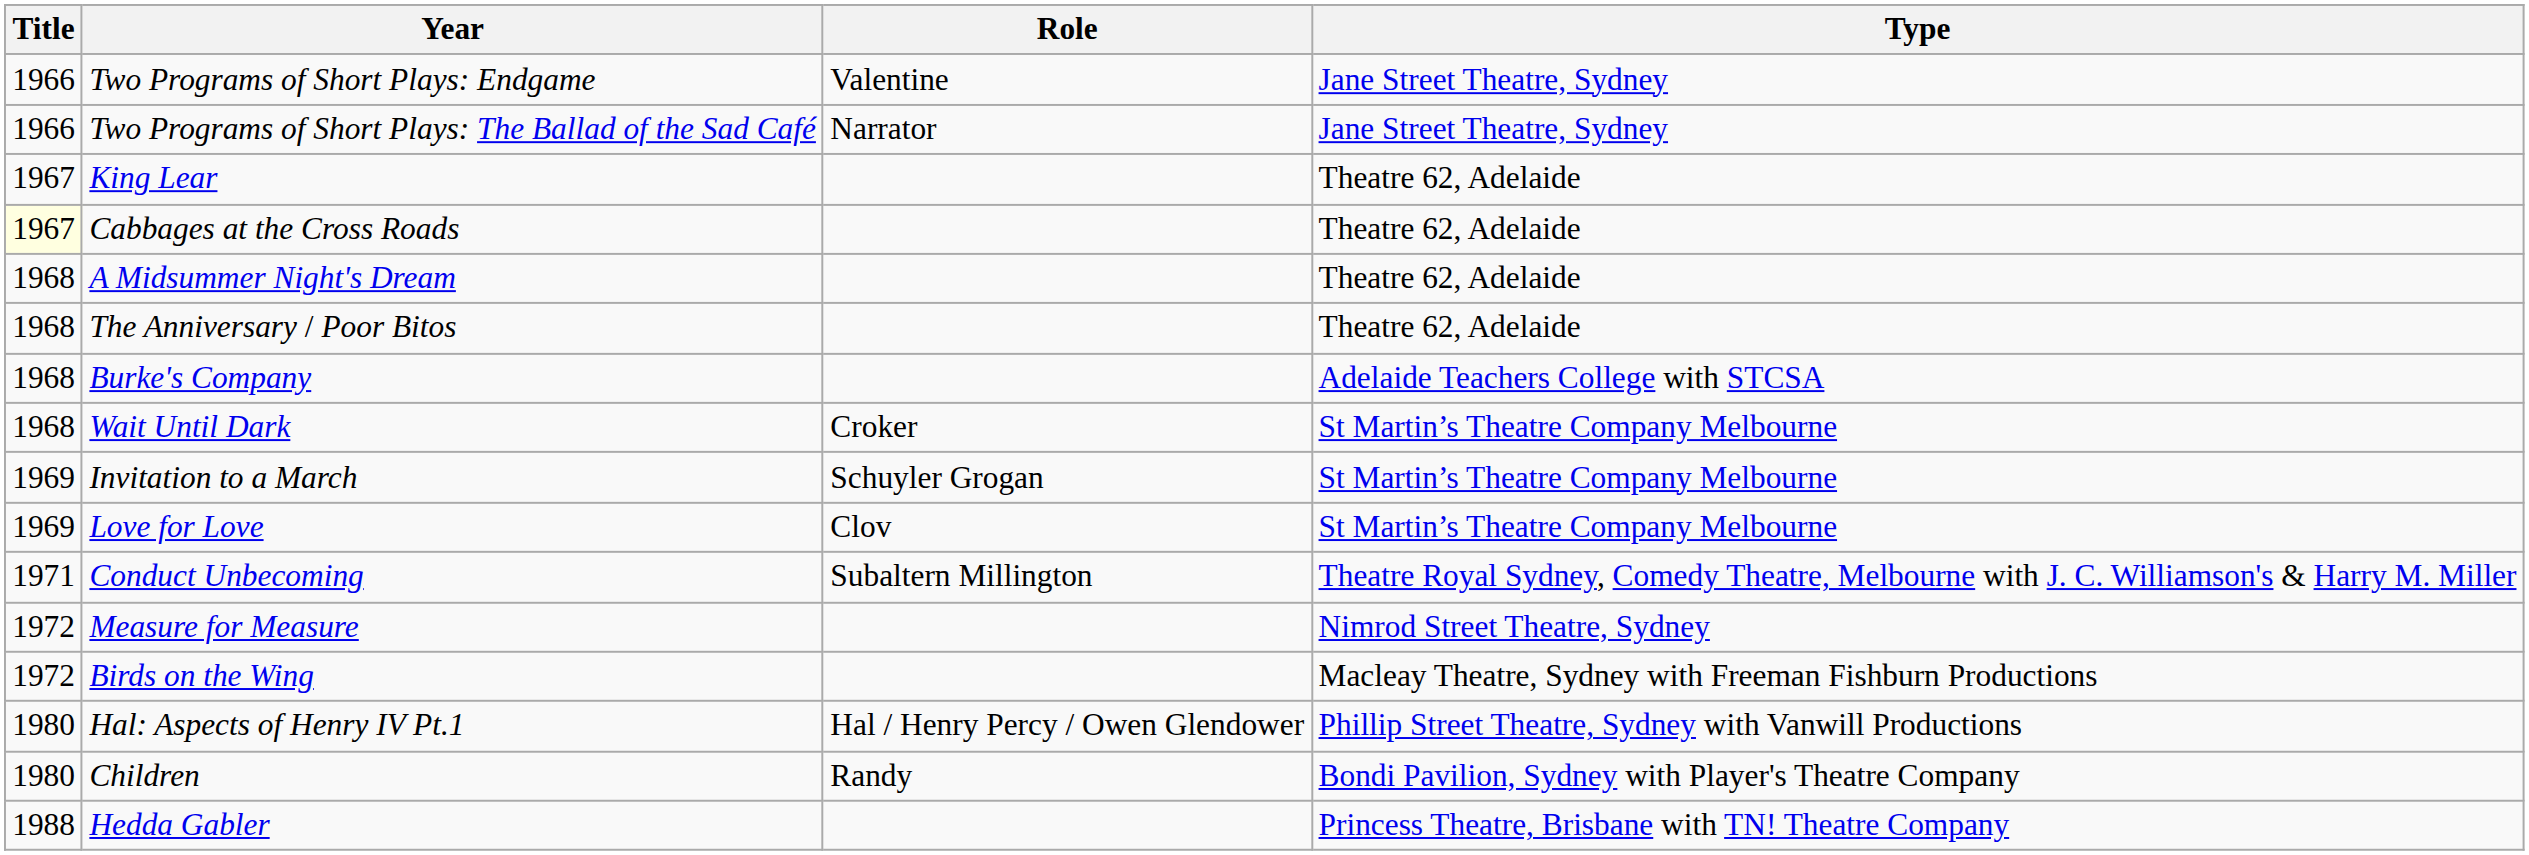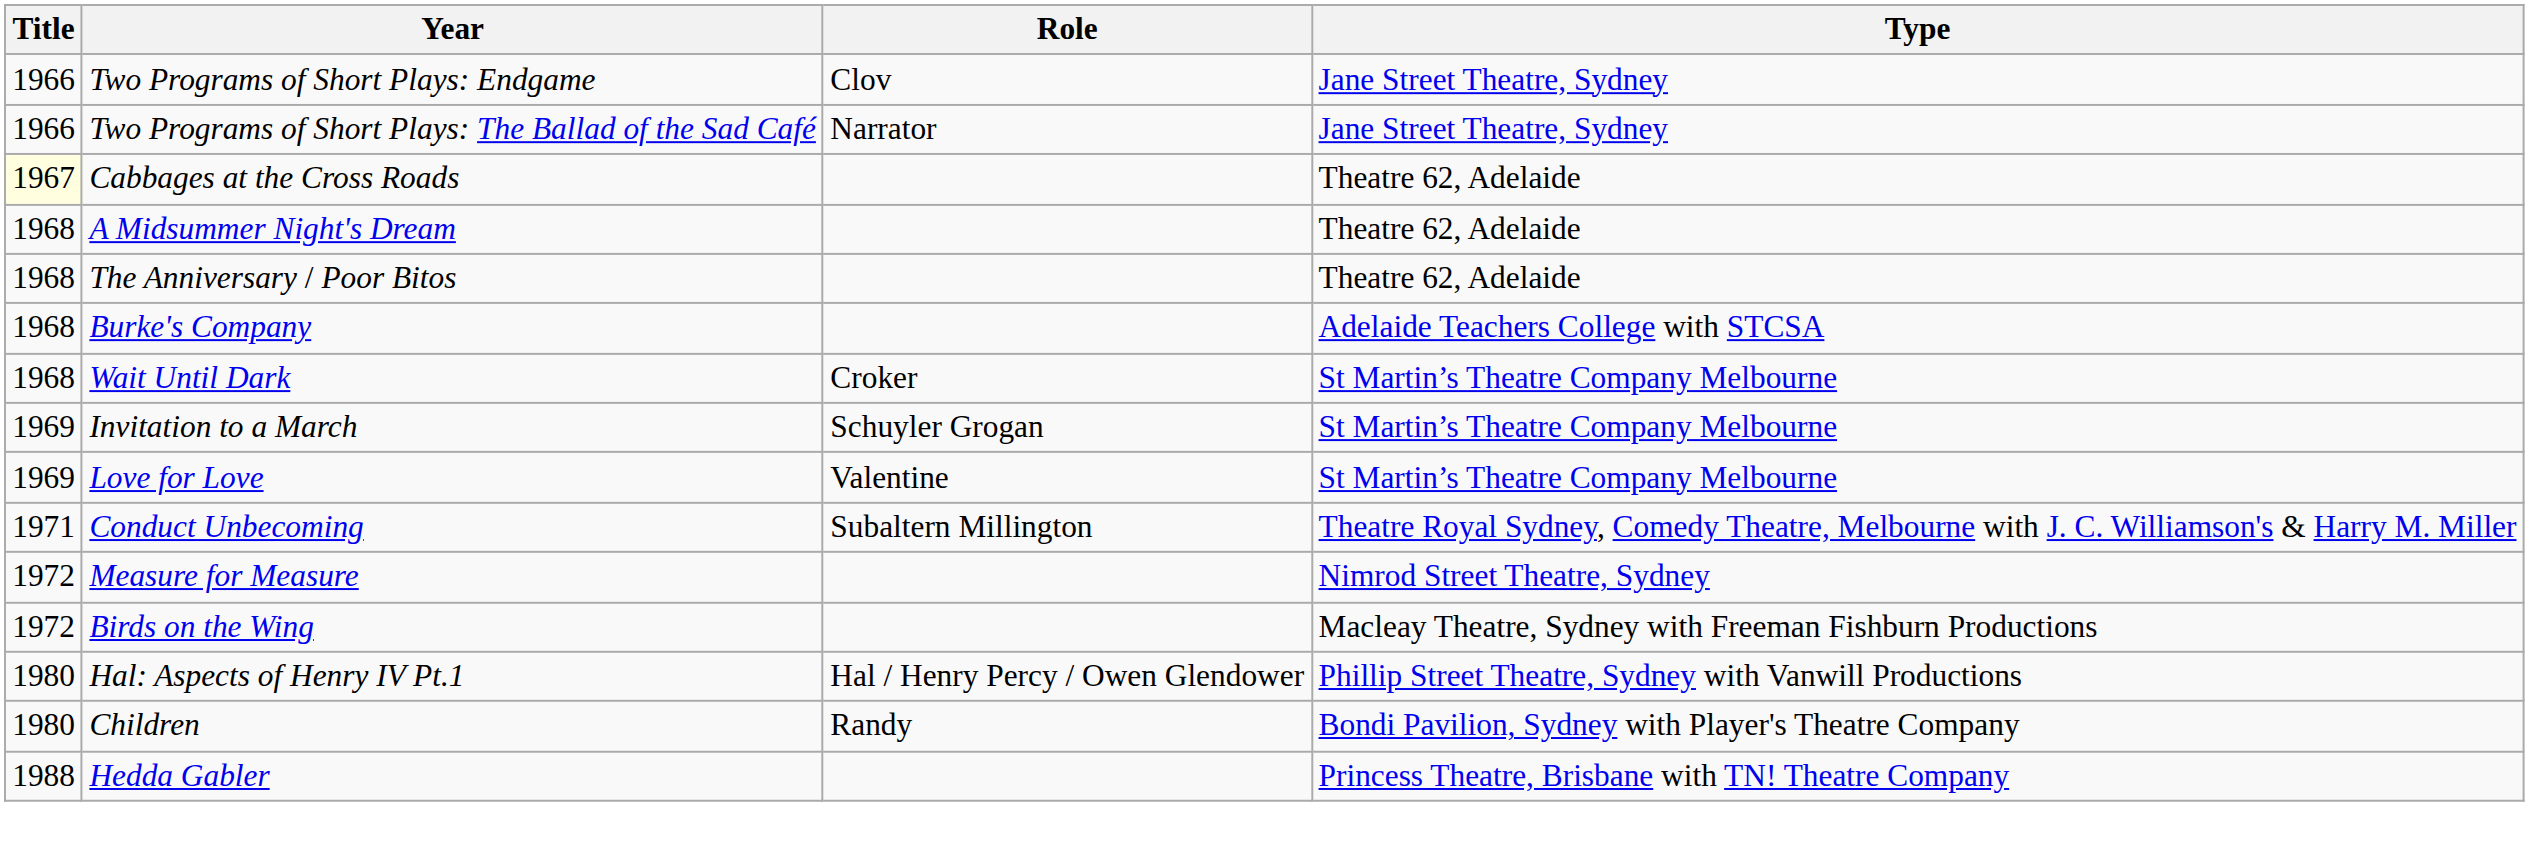(890, 79) Valentine -> (861, 79) Clov
- row: (153, 178)
(861, 526) Clov -> (890, 476) Valentine
